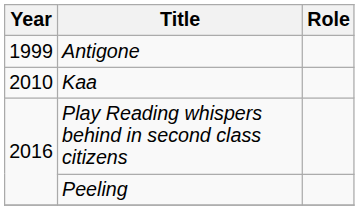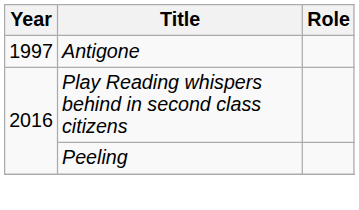(31, 51) 1999 -> (31, 51) 1997
- row: (80, 82)
